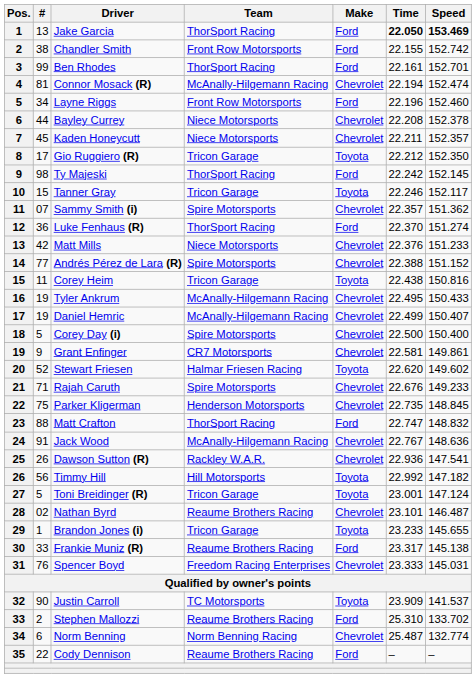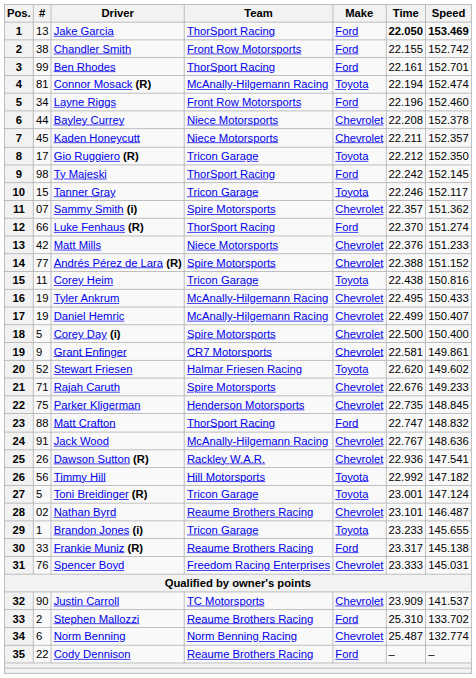(359, 85) Chevrolet -> (352, 85) Toyota
(42, 227) 36 -> (42, 227) 66
(352, 601) Toyota -> (359, 601) Chevrolet
